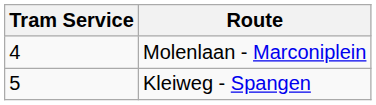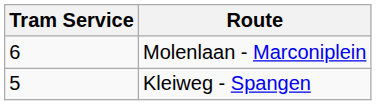(15, 52) 4 -> (15, 52) 6
